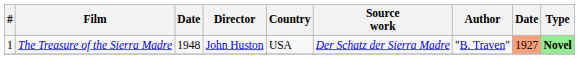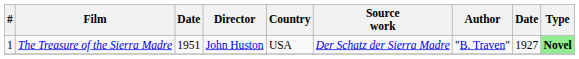(189, 44) 1948 -> (189, 44) 1951
(527, 44) lightsalmon background -> (527, 44) no background
